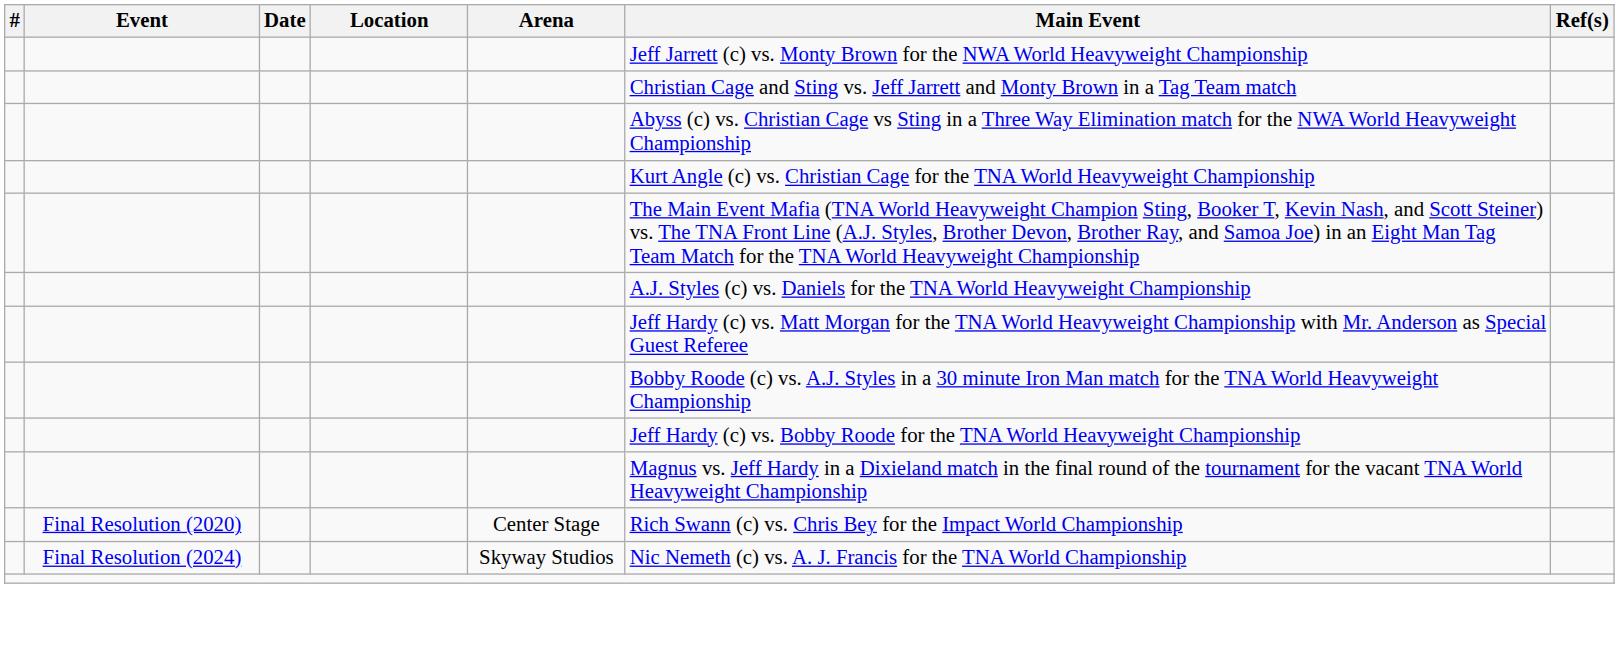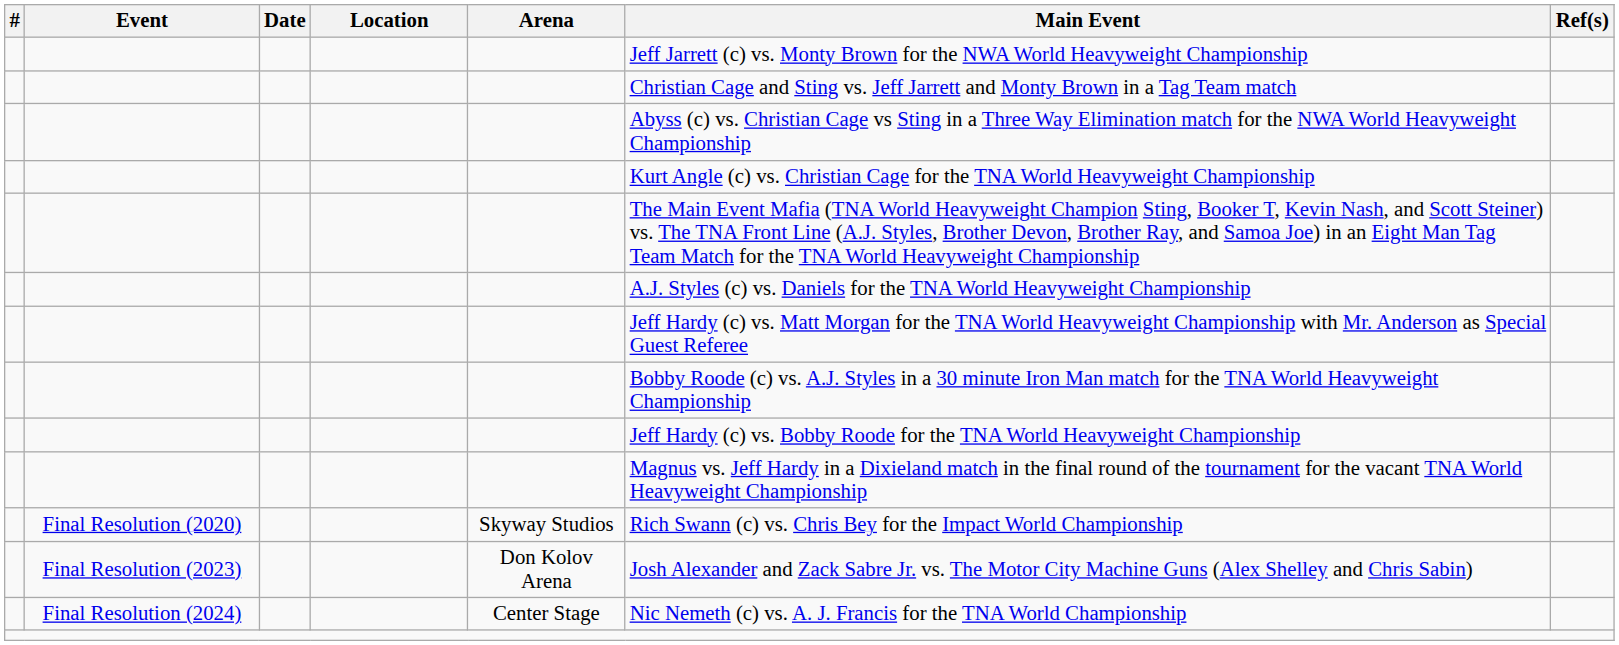(546, 524) Center Stage -> (546, 524) Skyway Studios
+ row: (15, 569)
(546, 557) Skyway Studios -> (546, 613) Center Stage
